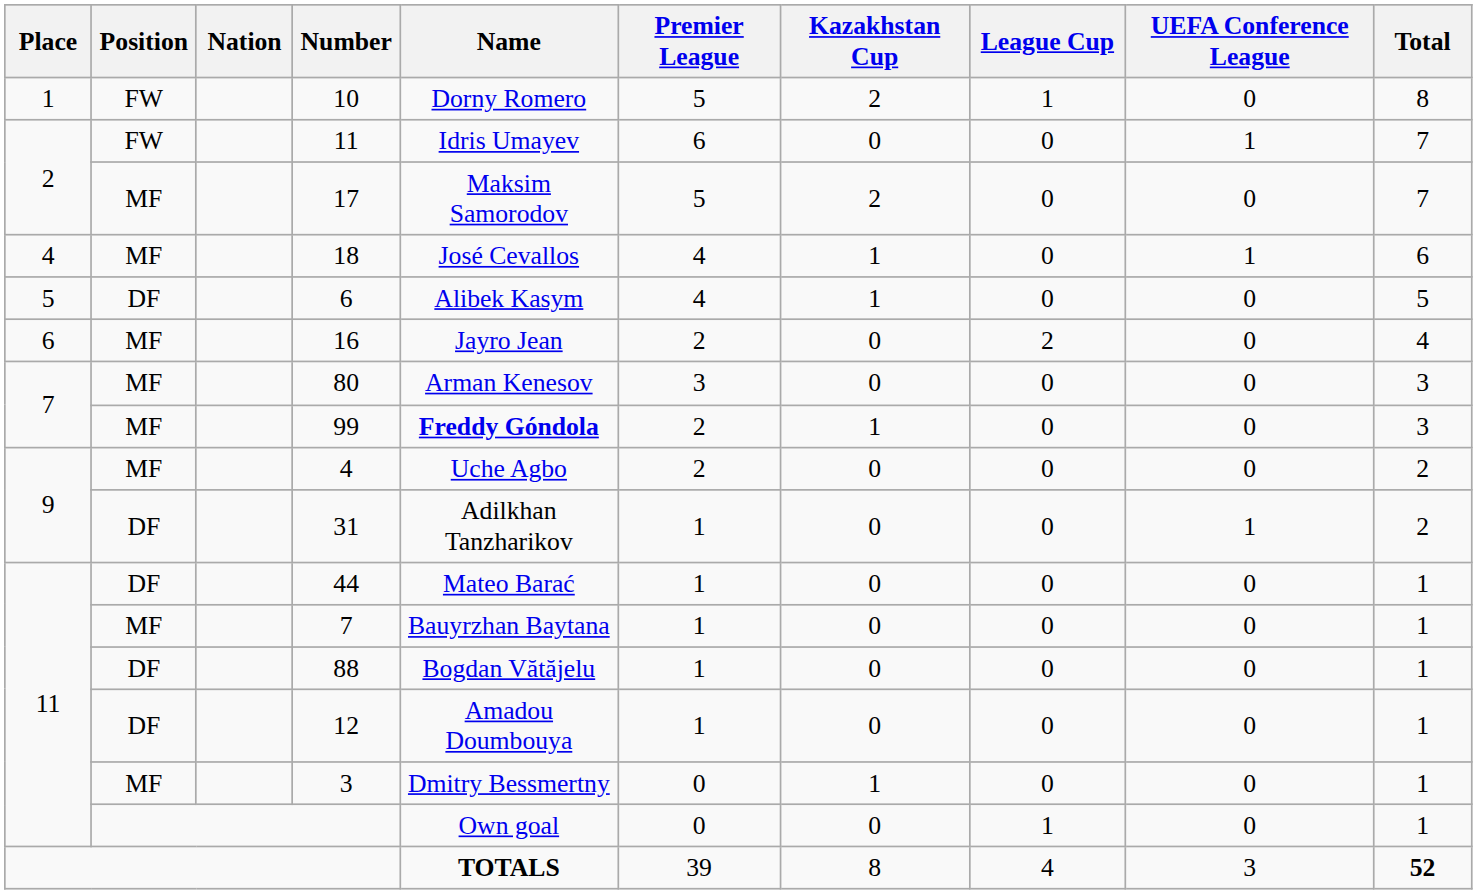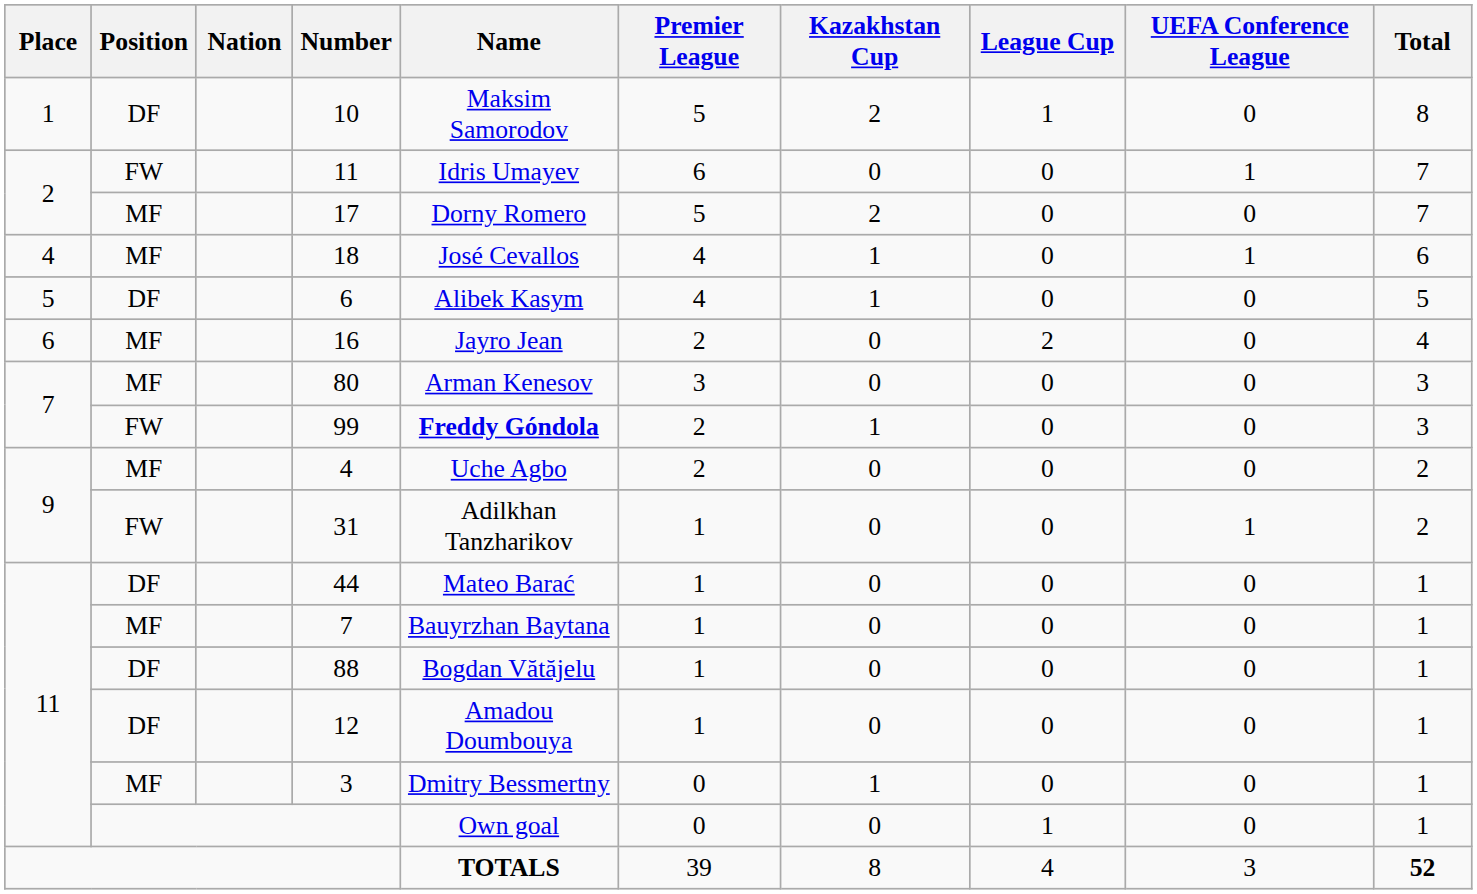(144, 98) FW -> (144, 113) DF
(509, 98) Dorny Romero -> (509, 113) Maksim Samorodov
(509, 198) Maksim Samorodov -> (509, 213) Dorny Romero
(144, 425) MF -> (144, 425) FW
(144, 525) DF -> (144, 525) FW
